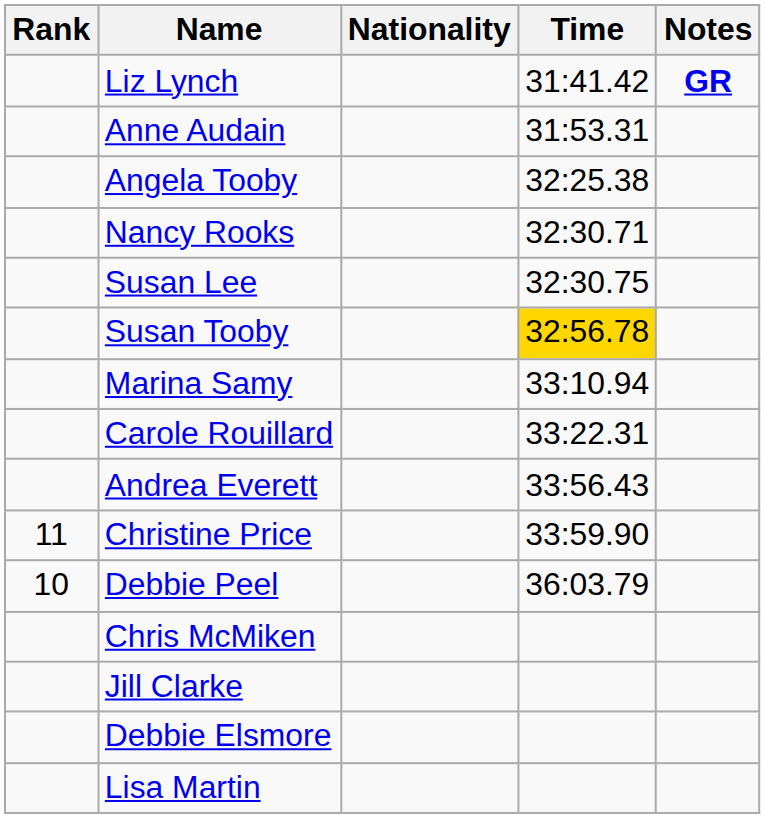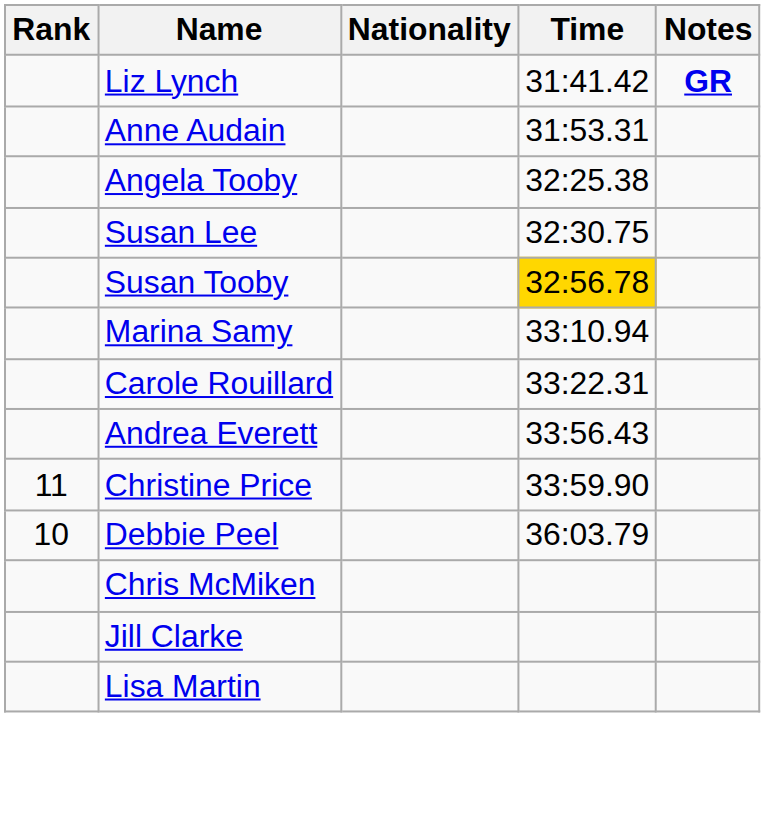- row: (200, 231)
- row: (218, 736)
